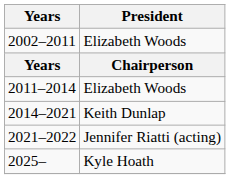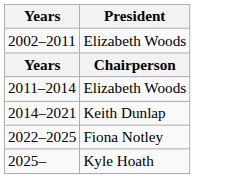- row: (42, 137)
+ row: (42, 137)
